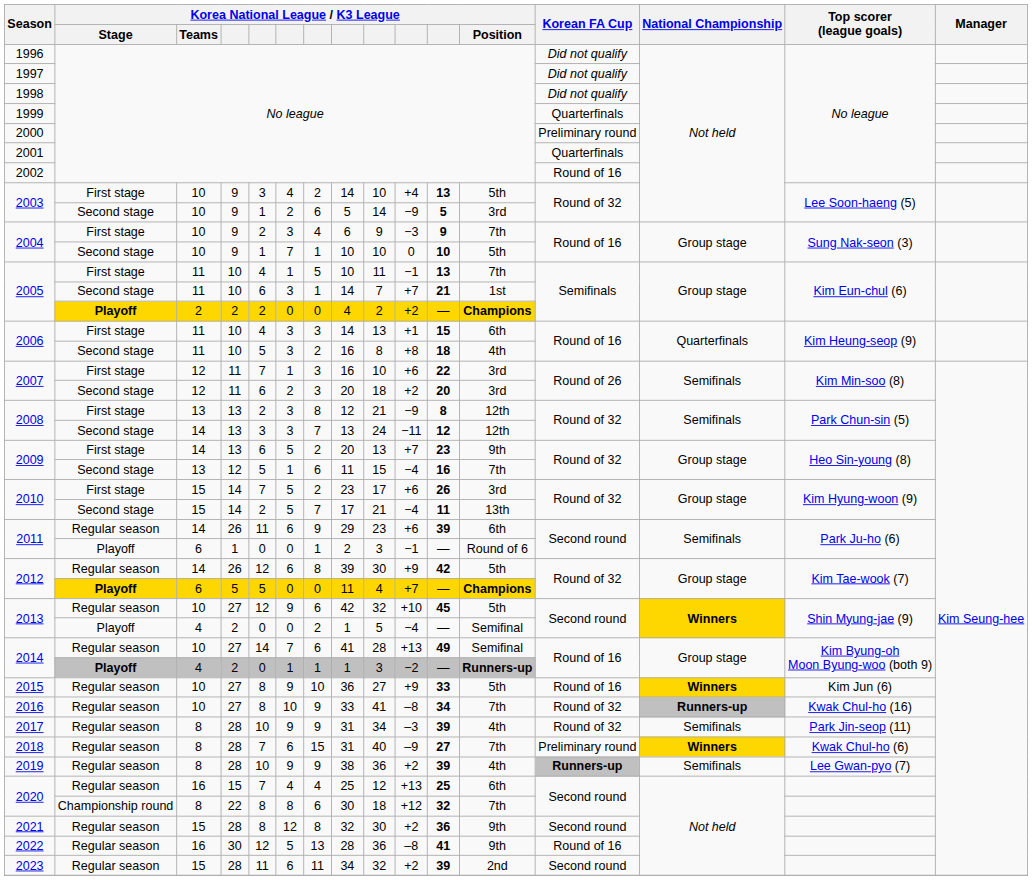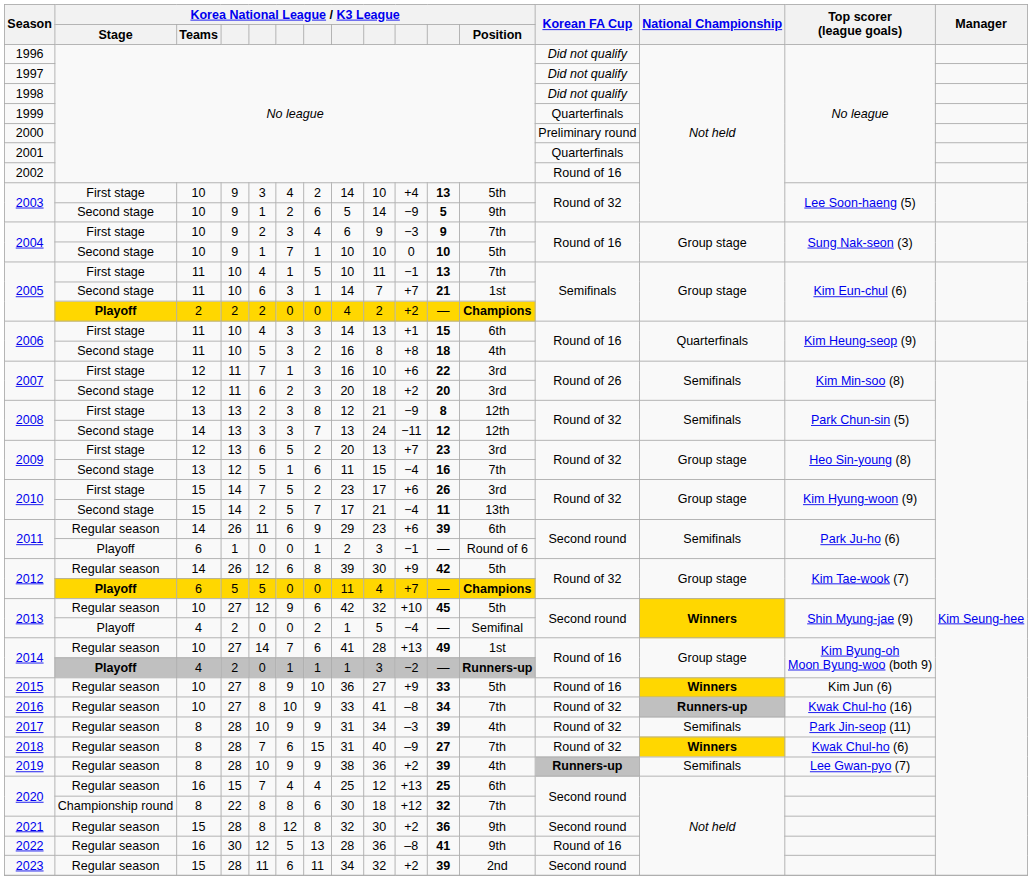(497, 213) 3rd -> (497, 213) 9th
(199, 450) 14 -> (199, 450) 12
(497, 450) 9th -> (497, 450) 3rd
(497, 648) Semifinal -> (497, 648) 1st
(587, 747) Preliminary round -> (587, 747) Round of 32
